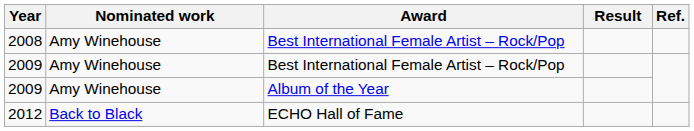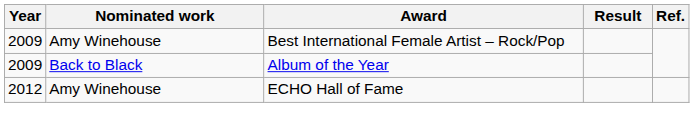- row: (25, 41)
(105, 89) Amy Winehouse -> (96, 65) Back to Black
(96, 114) Back to Black -> (105, 89) Amy Winehouse
